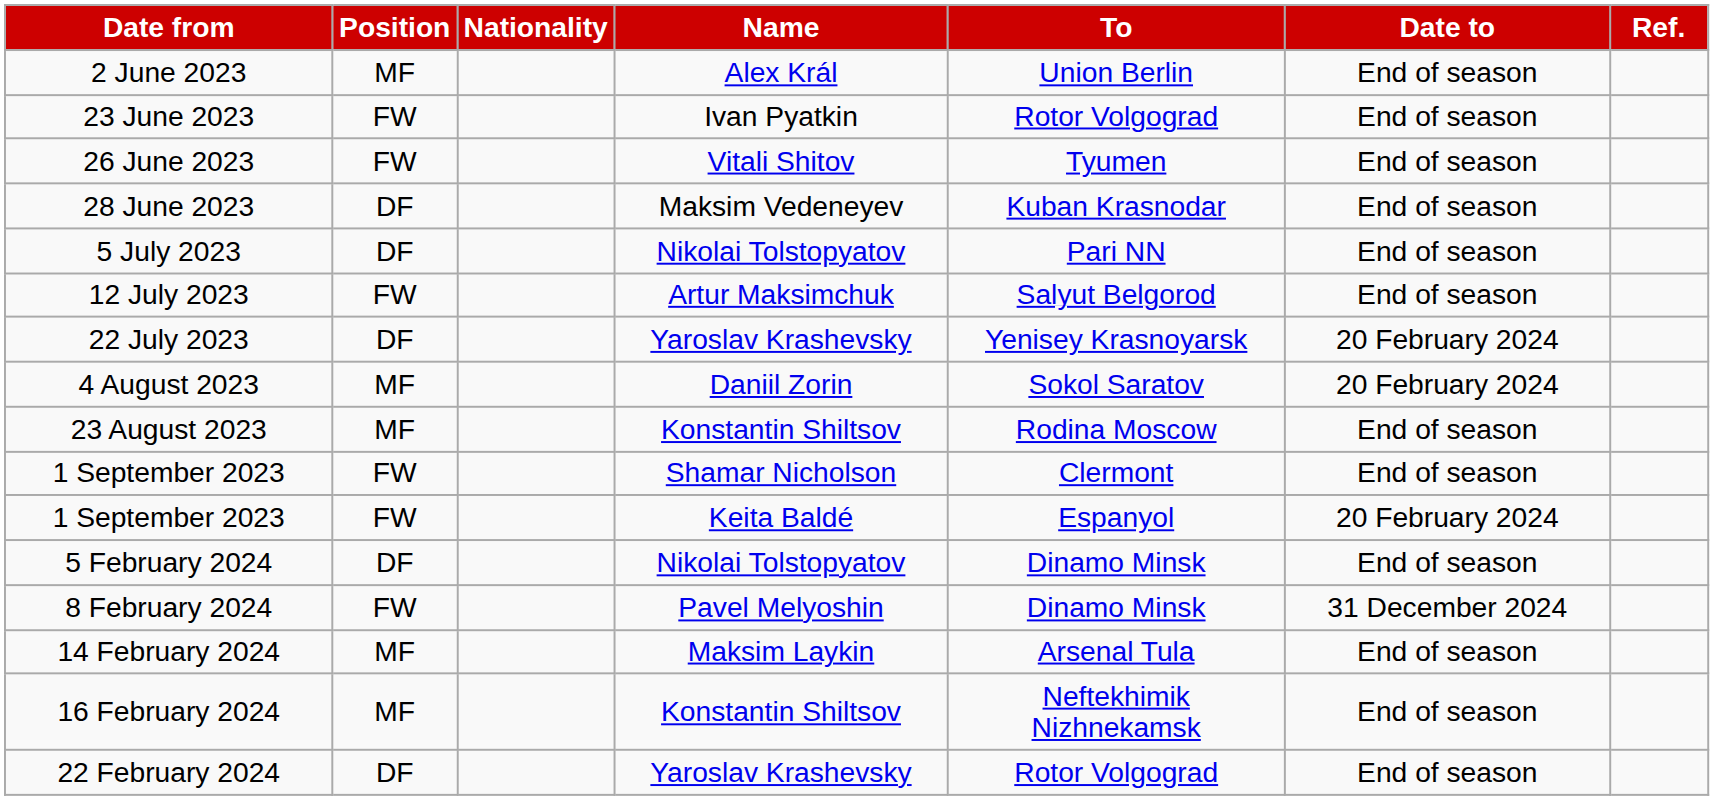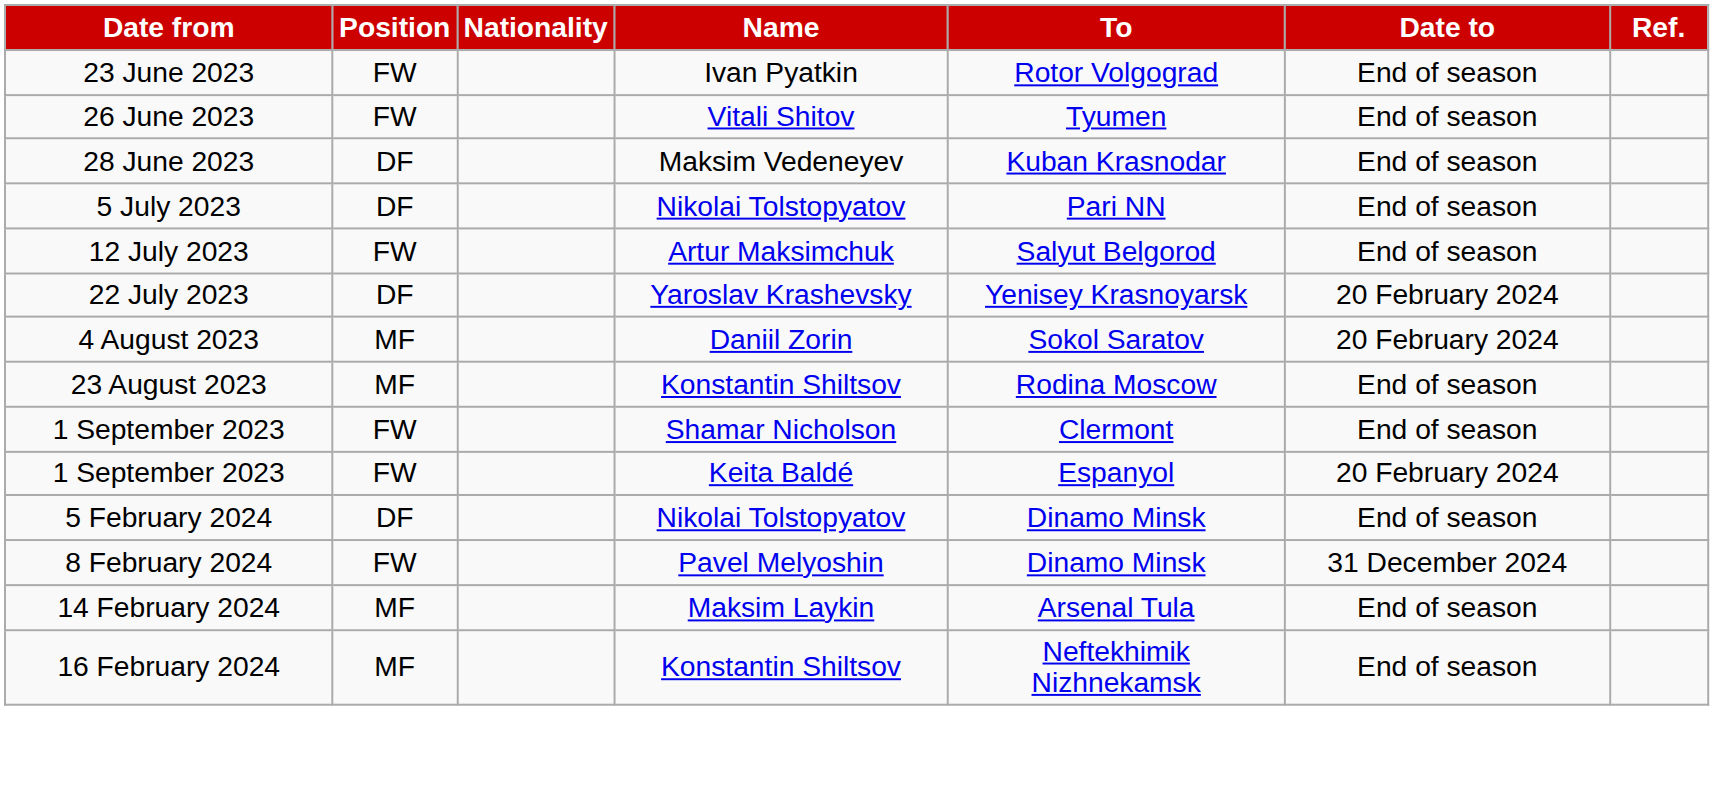- row: (169, 72)
- row: (169, 772)
